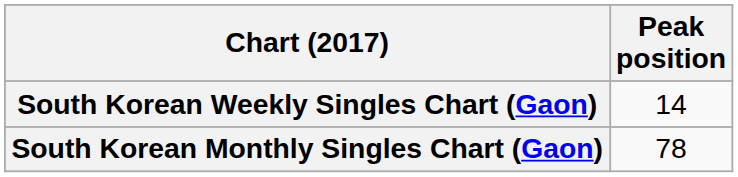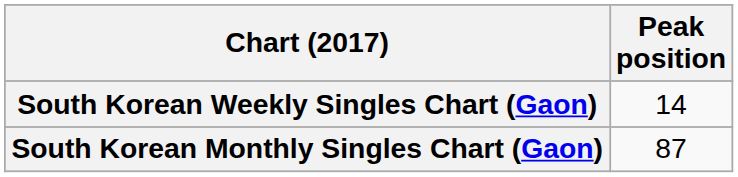(671, 148) 78 -> (671, 148) 87
